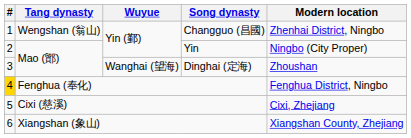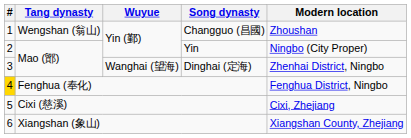(327, 31) Zhenhai District, Ningbo -> (294, 31) Zhoushan
(294, 67) Zhoushan -> (327, 67) Zhenhai District, Ningbo
